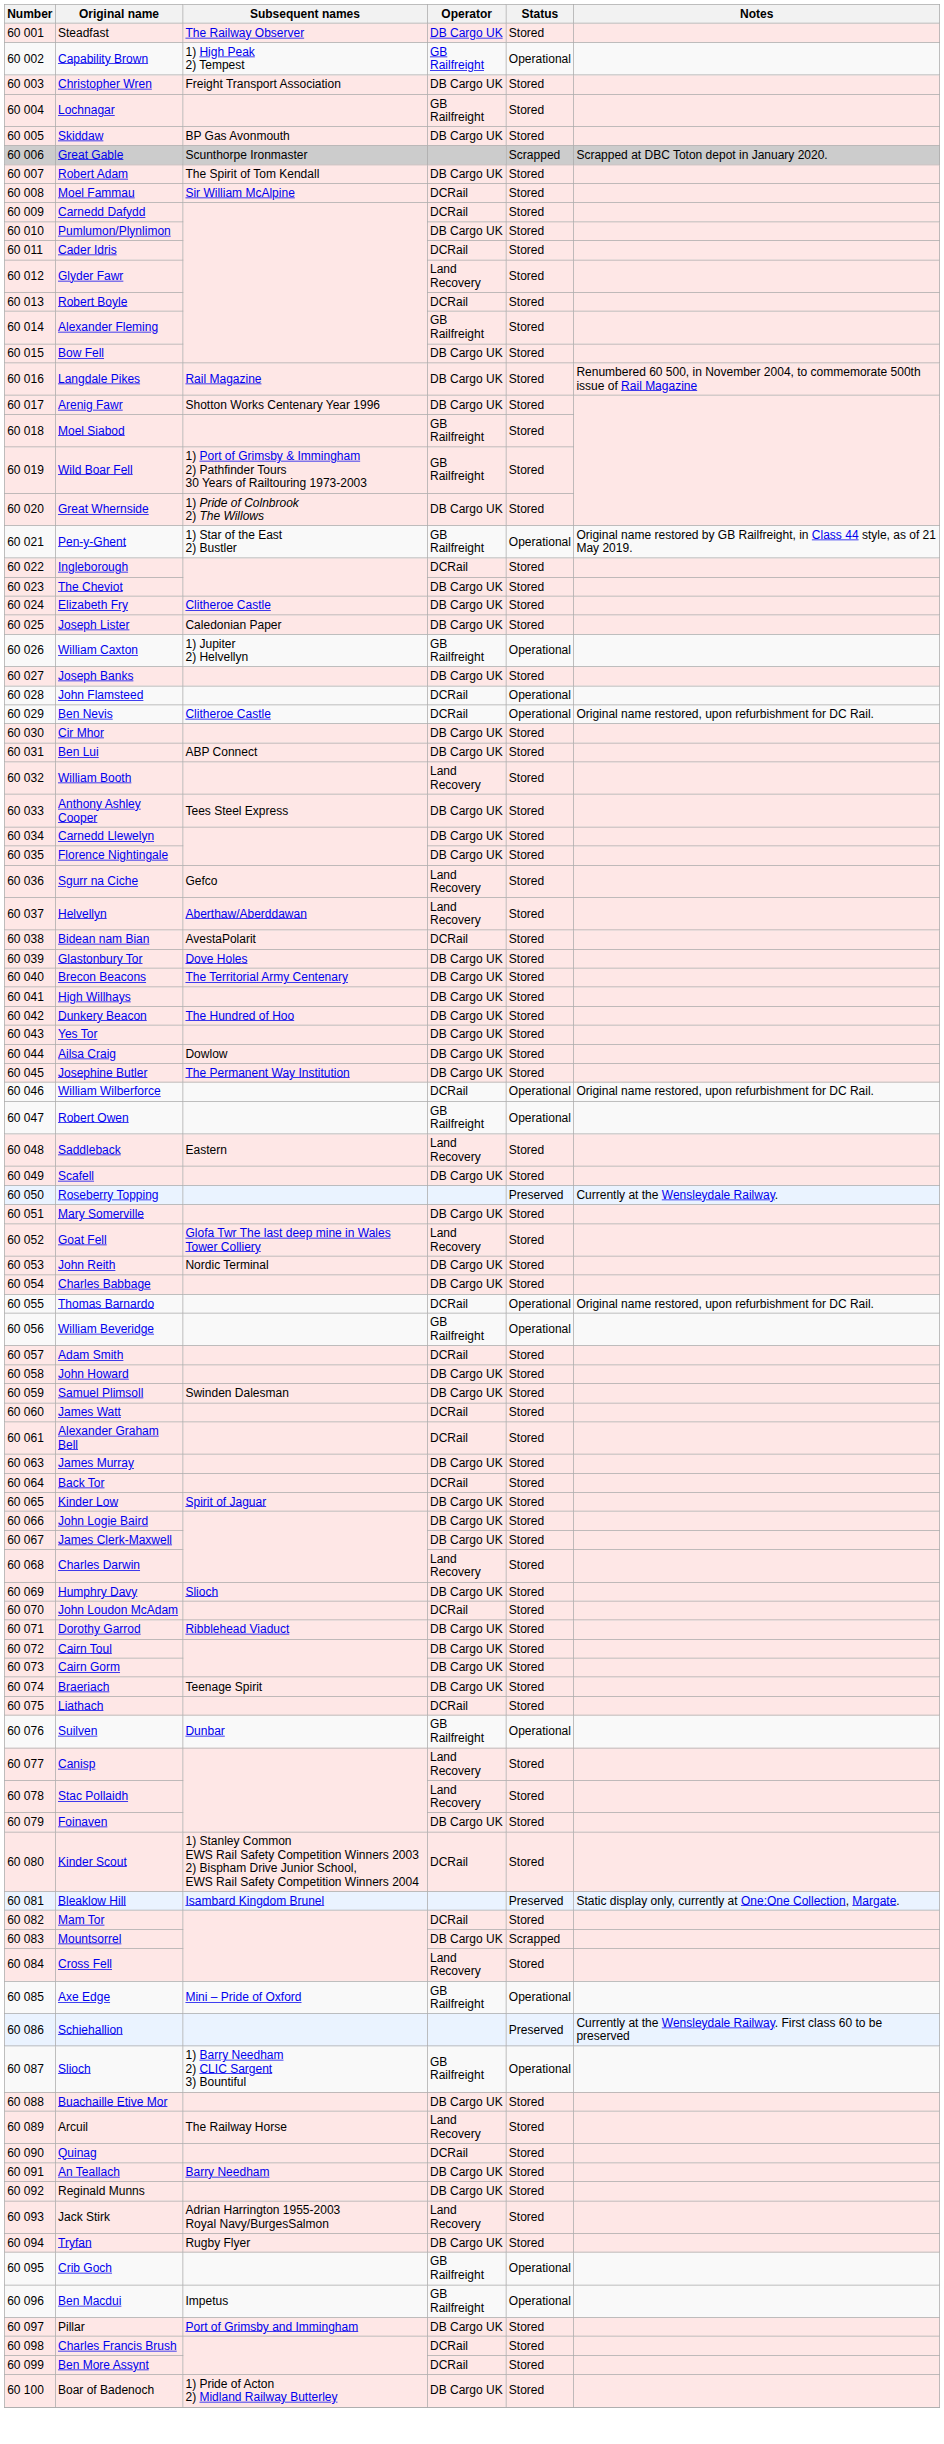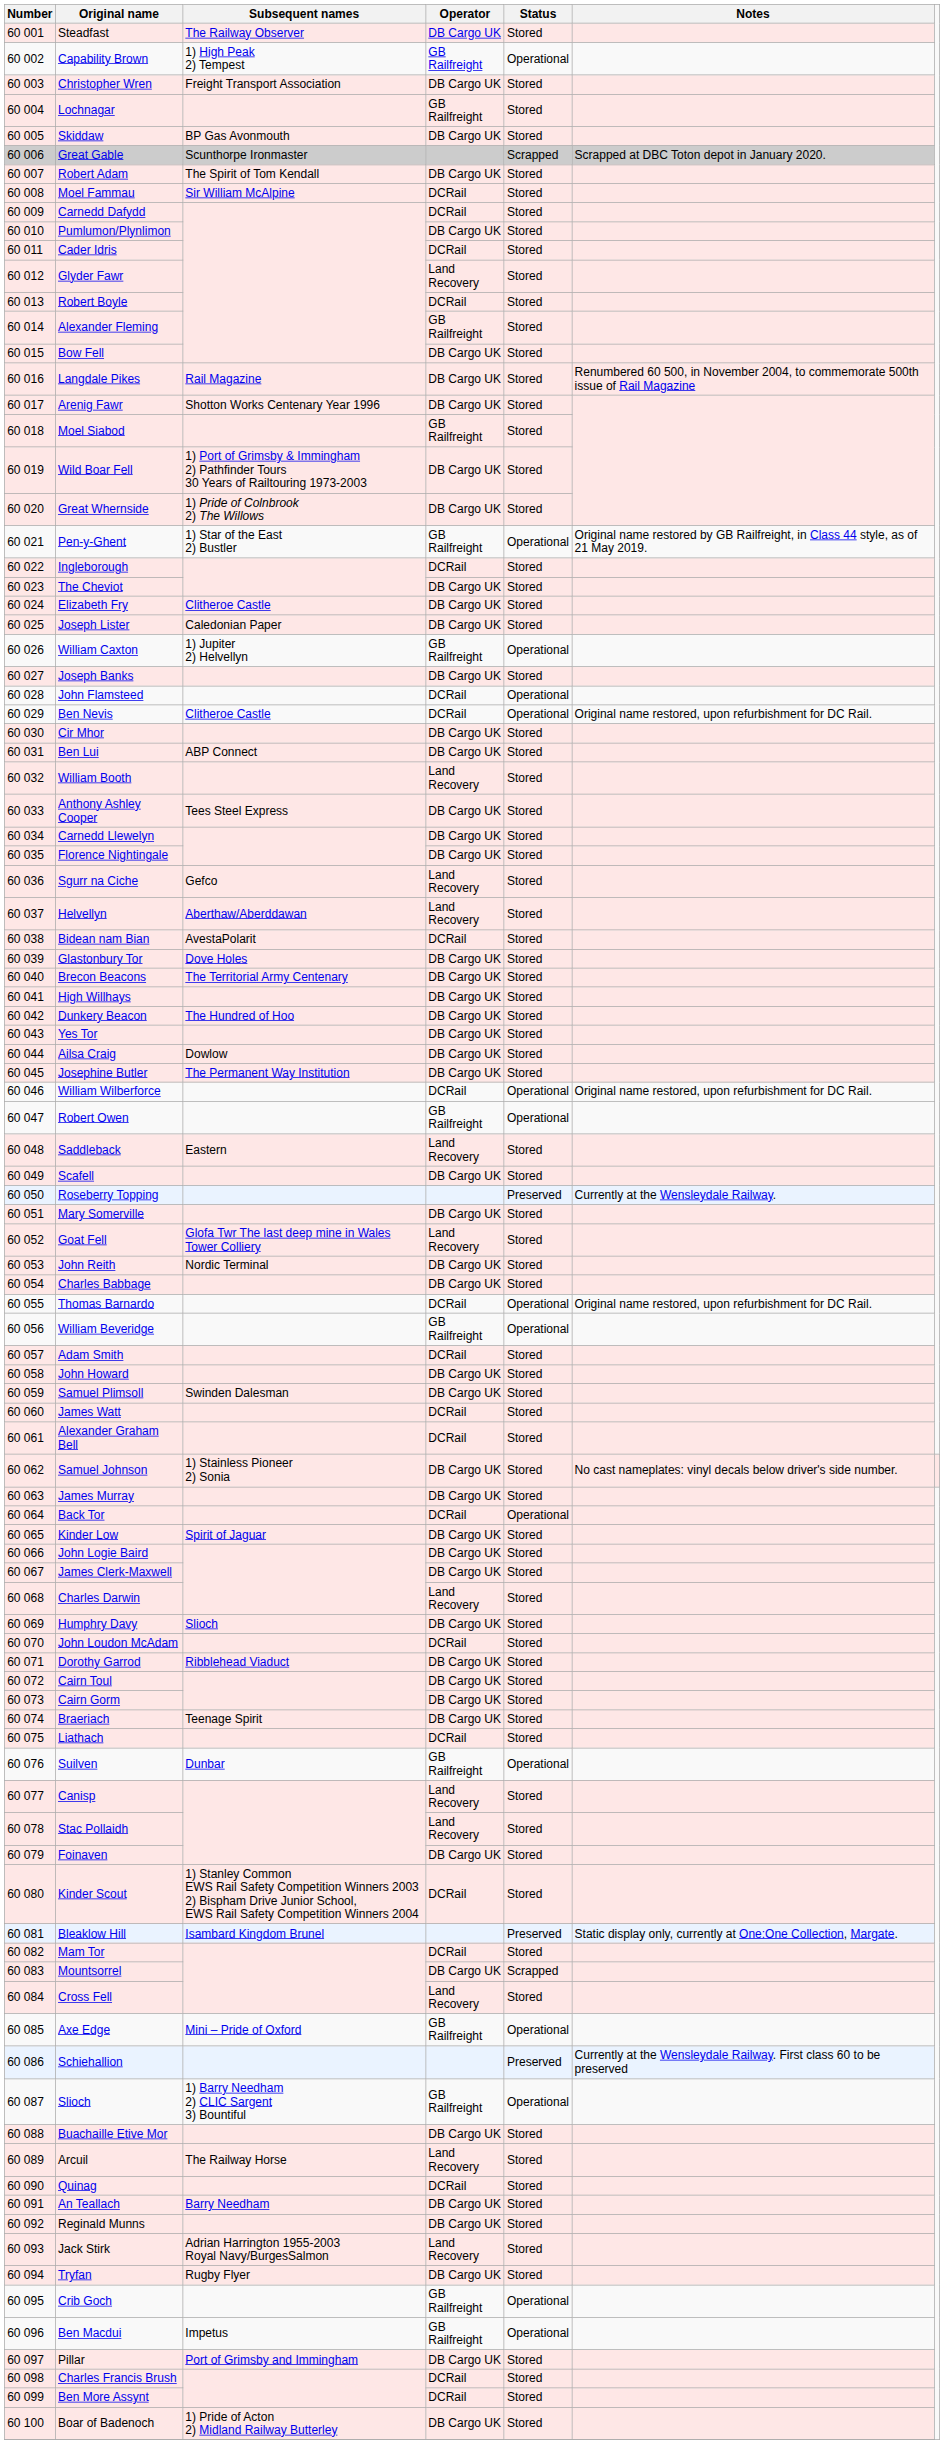(457, 470) GB Railfreight -> (465, 470) DB Cargo UK
+ row: (103, 1470)
(527, 1482) Stored -> (538, 1515) Operational
